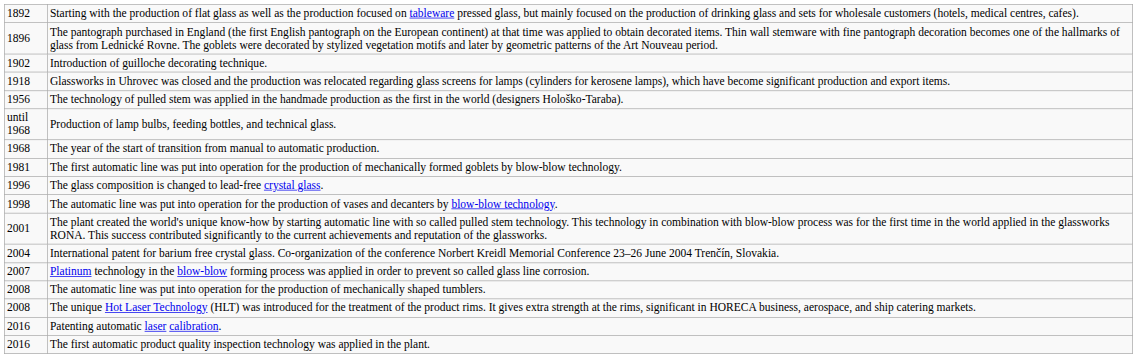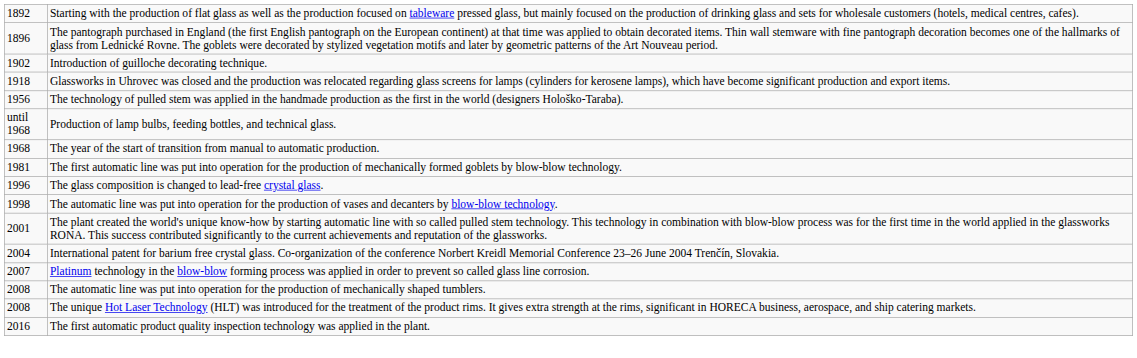- row: (136, 326)
